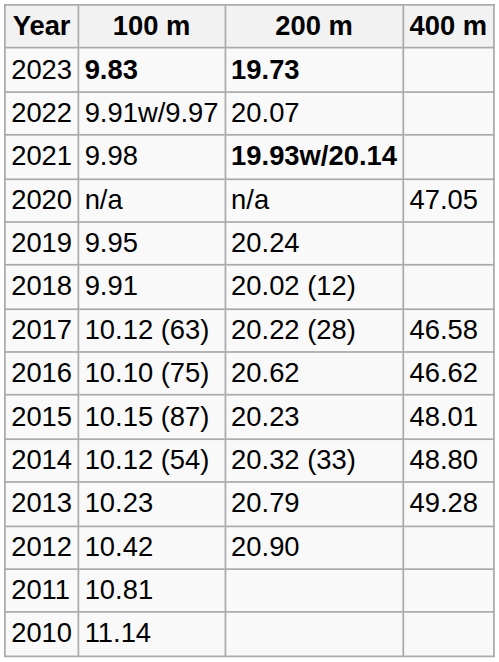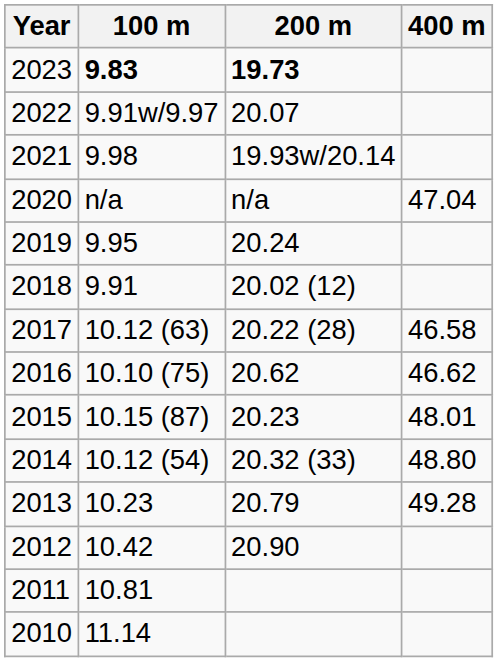(314, 156) bold -> (313, 156) normal
(444, 199) 47.05 -> (442, 199) 47.04
